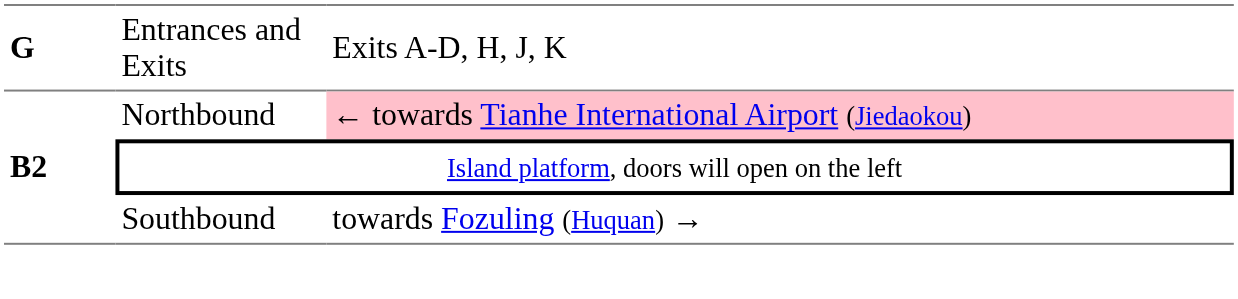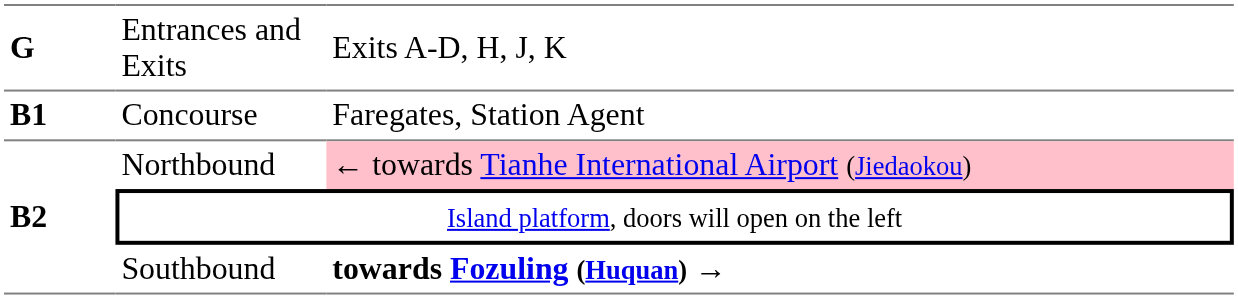+ row: (190, 114)
(518, 218) normal -> (530, 268) bold
